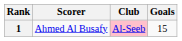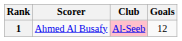(162, 28) 15 -> (162, 28) 12
